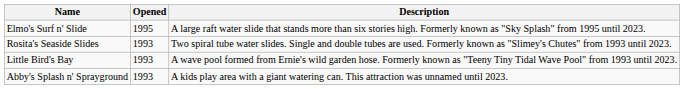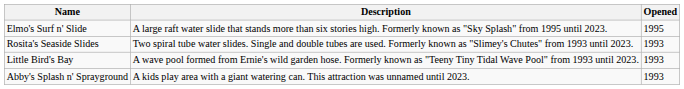columns swapped: (150, 12) <-> (424, 12)
